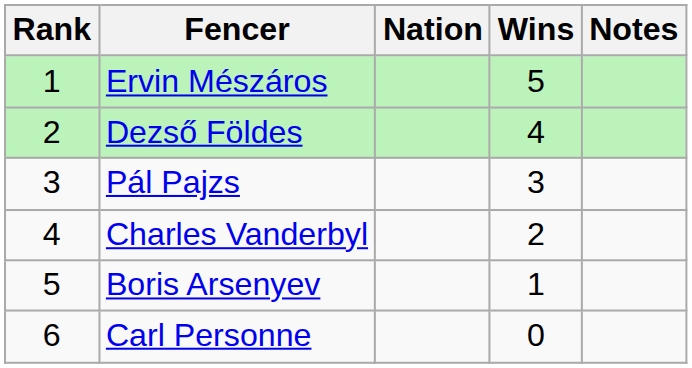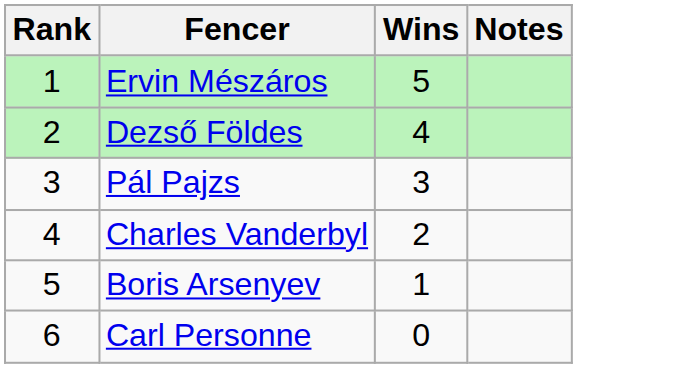- column: (433, 30)
